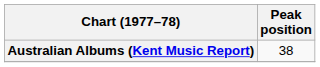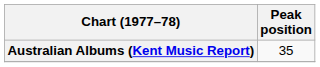(286, 51) 38 -> (286, 51) 35
